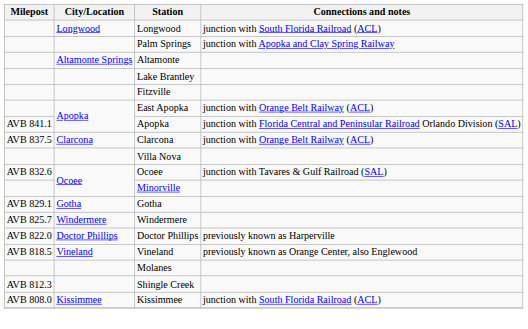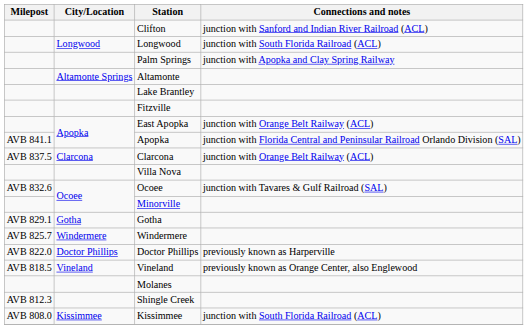+ row: (151, 28)
